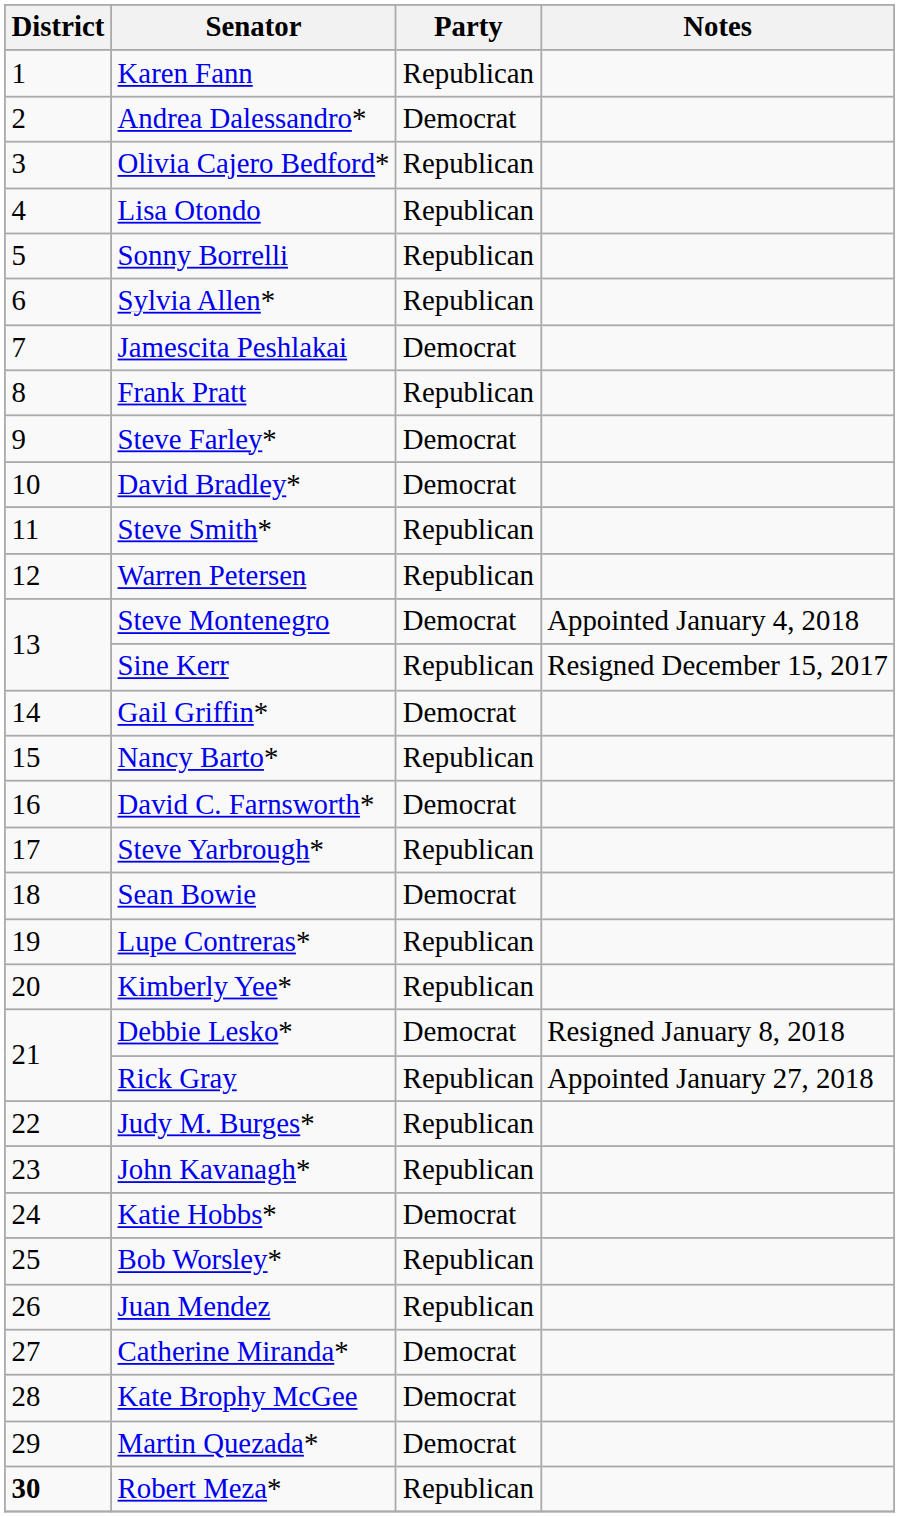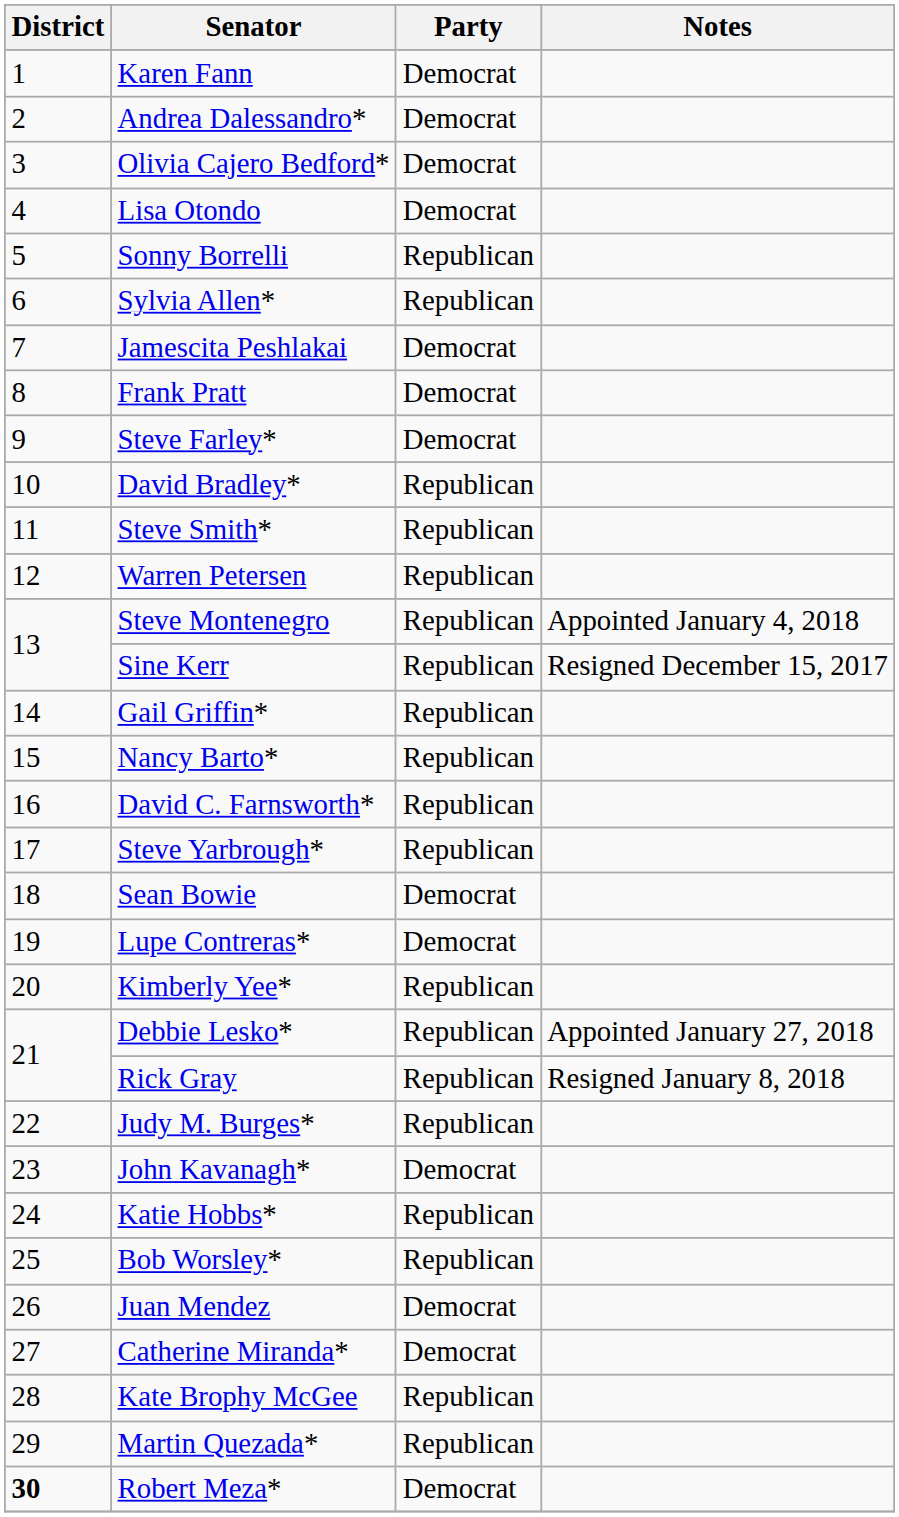(468, 73) Republican -> (460, 73) Democrat
(468, 164) Republican -> (460, 164) Democrat
(468, 210) Republican -> (460, 210) Democrat
(468, 392) Republican -> (460, 392) Democrat
(460, 484) Democrat -> (468, 484) Republican
(460, 621) Democrat -> (468, 621) Republican
(460, 712) Democrat -> (468, 712) Republican
(460, 803) Democrat -> (468, 803) Republican
(468, 940) Republican -> (460, 940) Democrat
(460, 1032) Democrat -> (468, 1032) Republican
(696, 1032) Resigned January 8, 2018 -> (710, 1032) Appointed January 27, 2018
(710, 1077) Appointed January 27, 2018 -> (696, 1077) Resigned January 8, 2018
(468, 1169) Republican -> (460, 1169) Democrat
(460, 1214) Democrat -> (468, 1214) Republican
(468, 1306) Republican -> (460, 1306) Democrat
(460, 1397) Democrat -> (468, 1397) Republican
(460, 1443) Democrat -> (468, 1443) Republican
(468, 1488) Republican -> (460, 1488) Democrat
